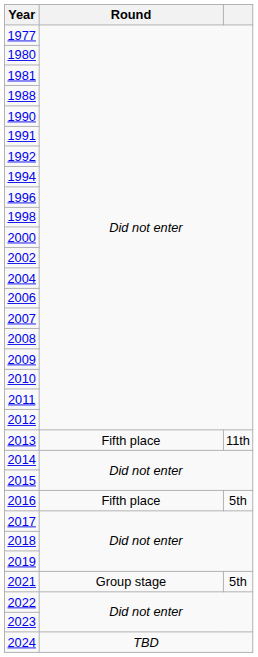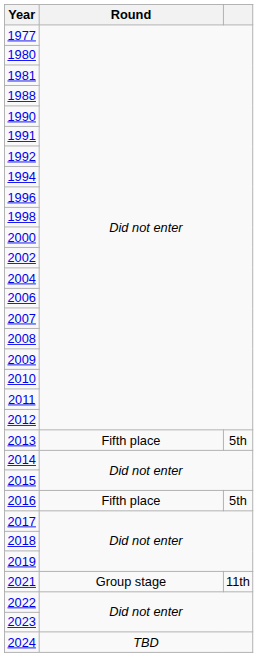(238, 440) 11th -> (238, 440) 5th
(238, 582) 5th -> (238, 582) 11th
